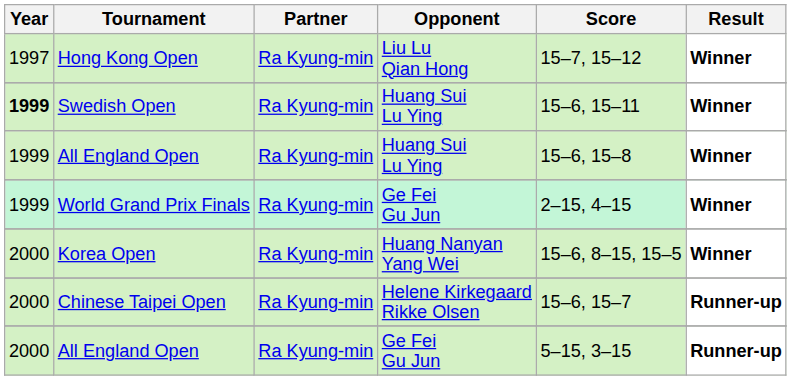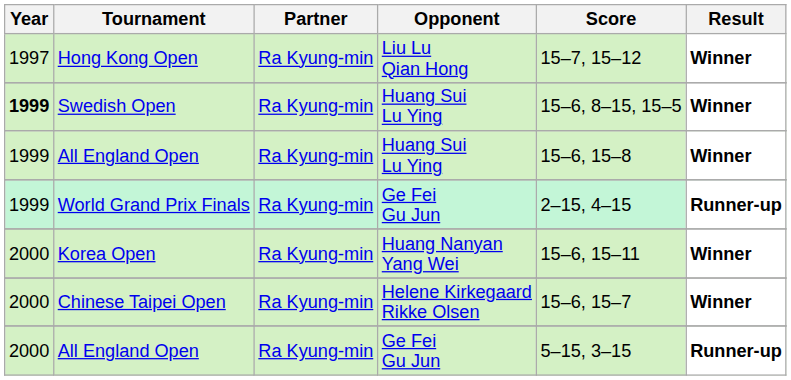(590, 107) 15–6, 15–11 -> (611, 107) 15–6, 8–15, 15–5
(721, 205) Winner -> (736, 205) Runner-up
(611, 253) 15–6, 8–15, 15–5 -> (590, 253) 15–6, 15–11
(736, 302) Runner-up -> (721, 302) Winner
